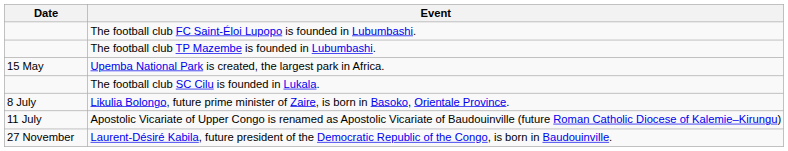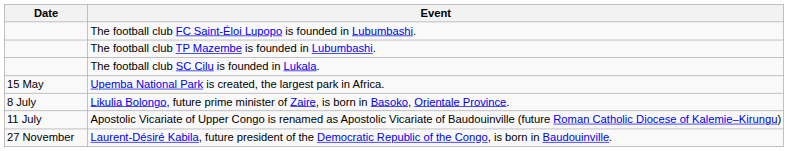rows swapped: (205, 84) <-> (237, 66)
